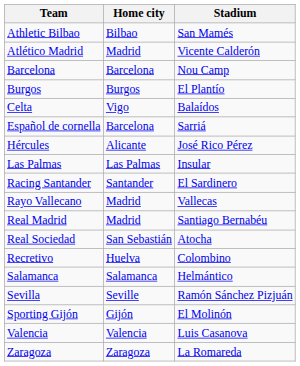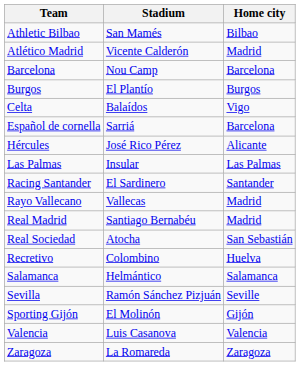columns swapped: (139, 13) <-> (235, 13)
